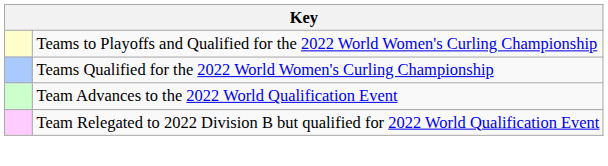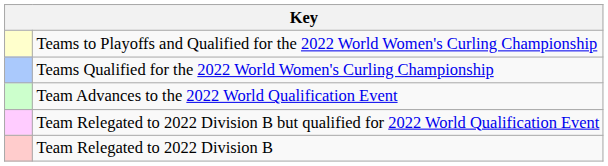+ row: (155, 148)
